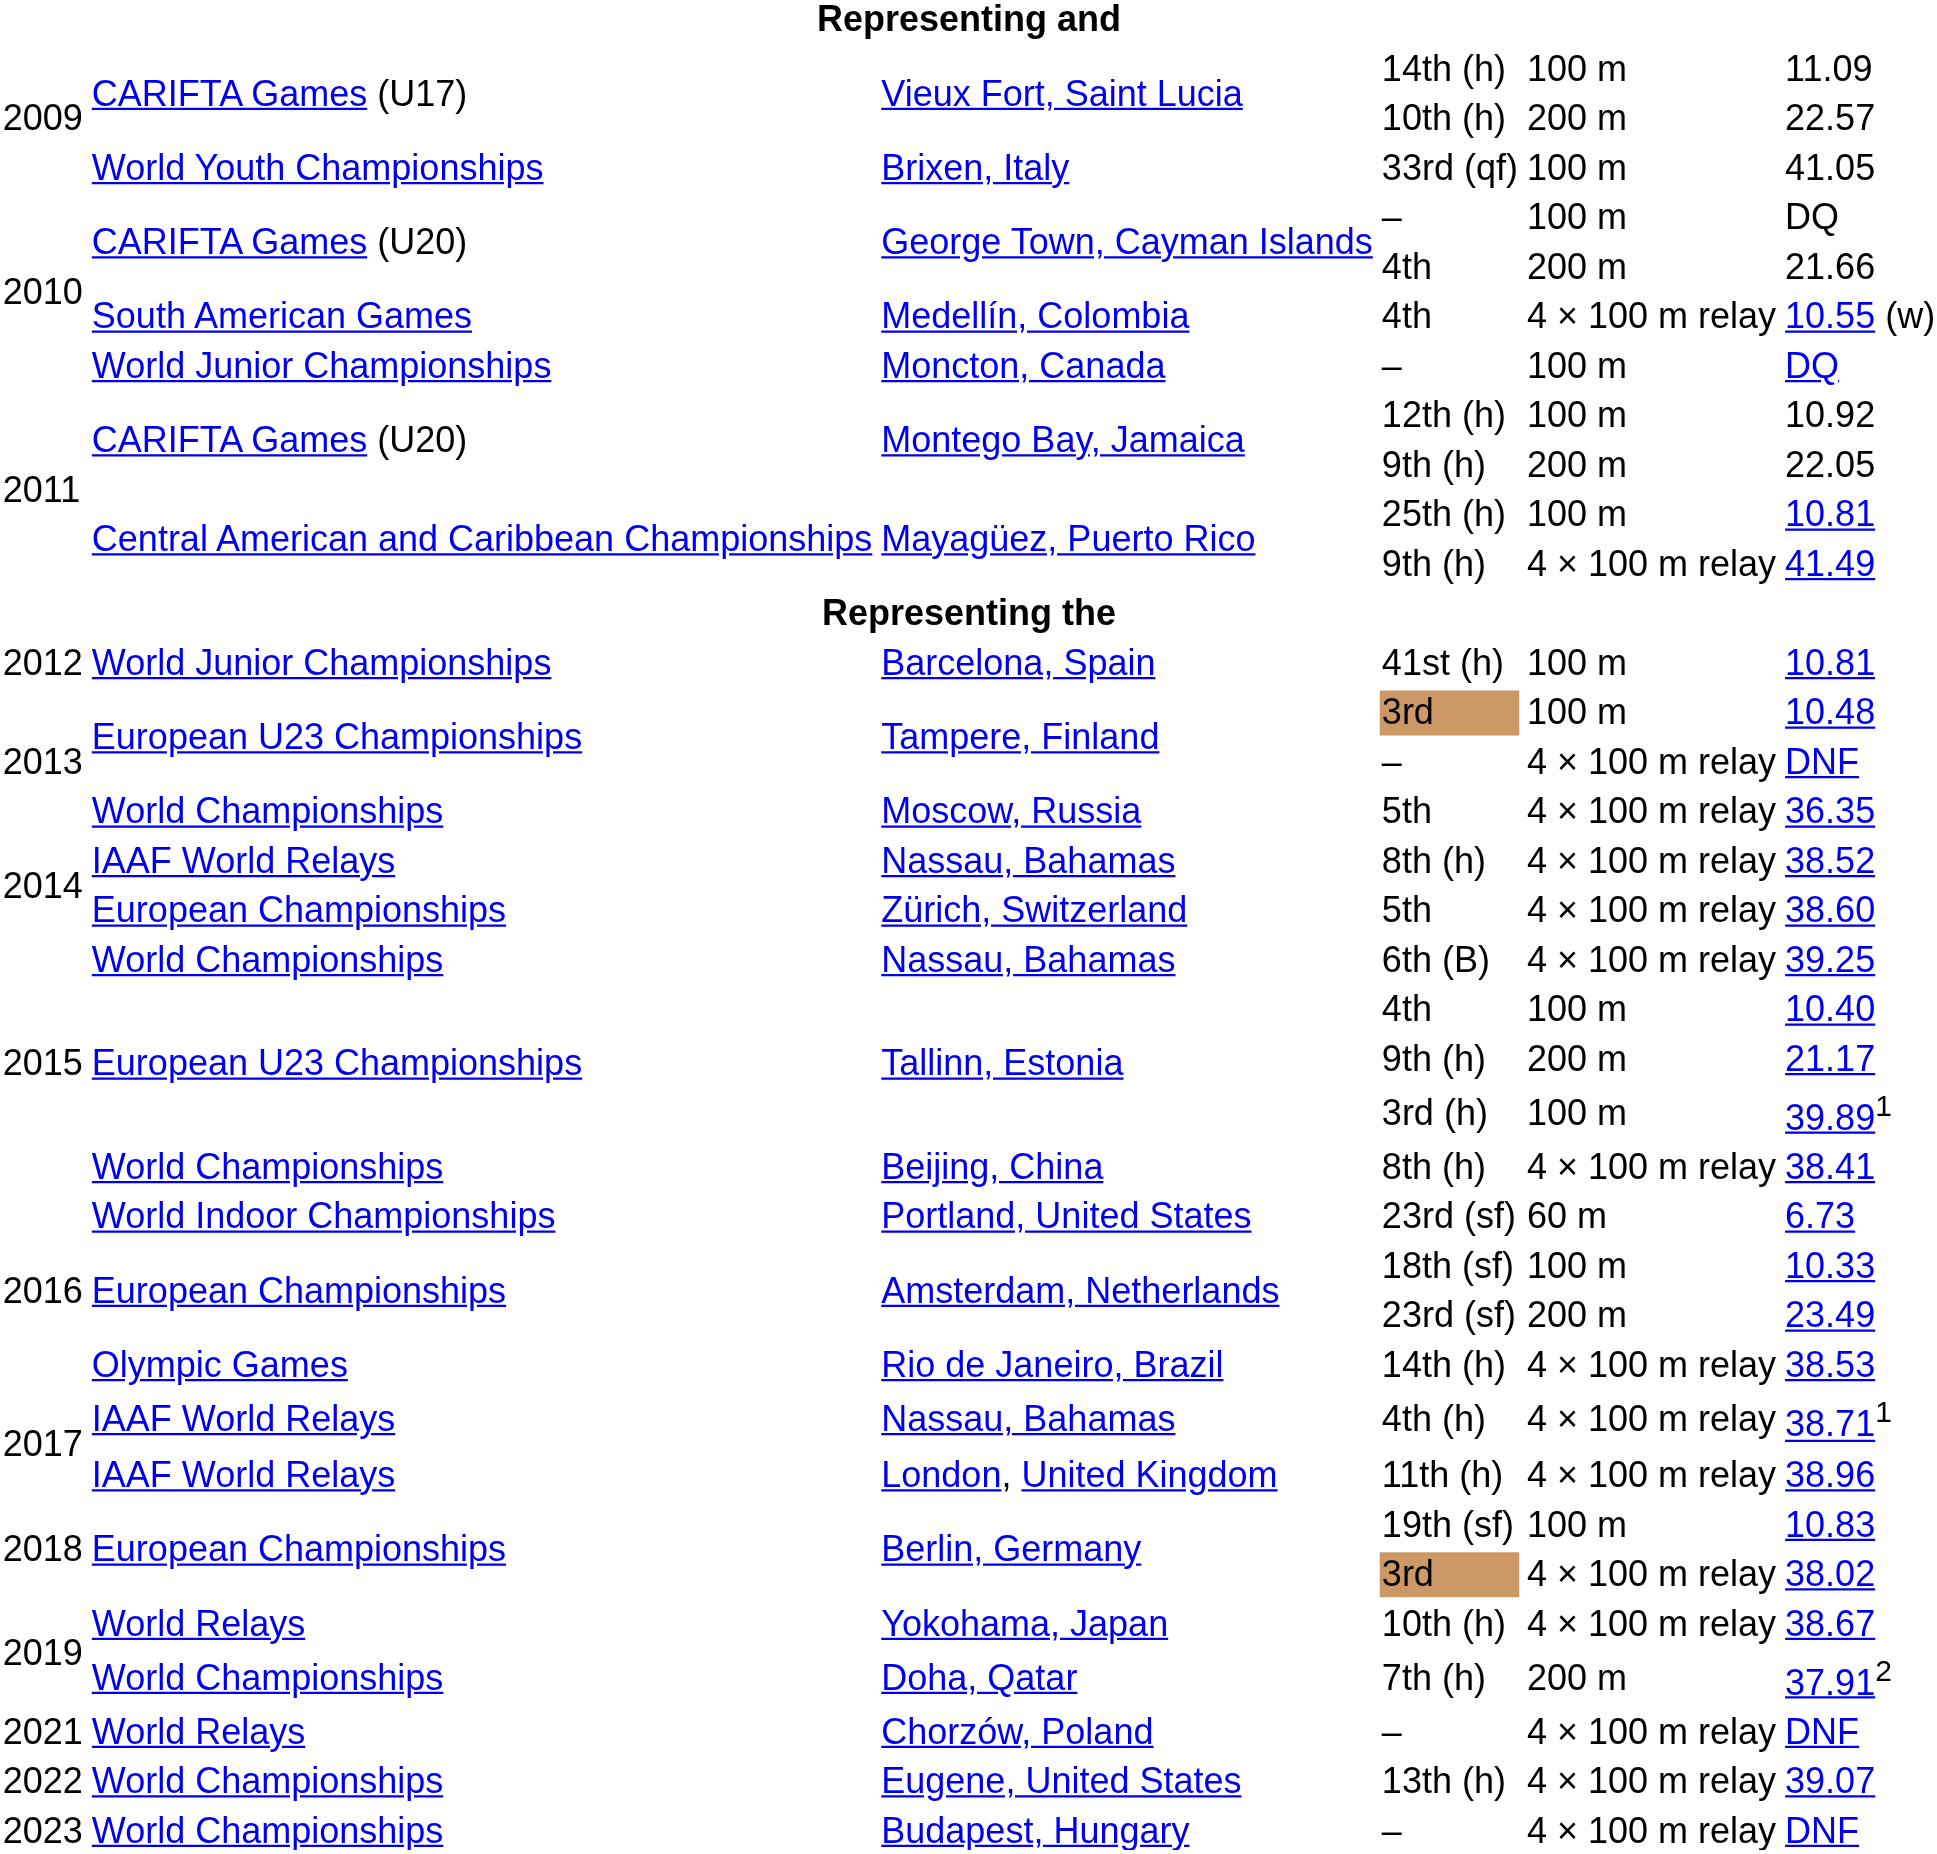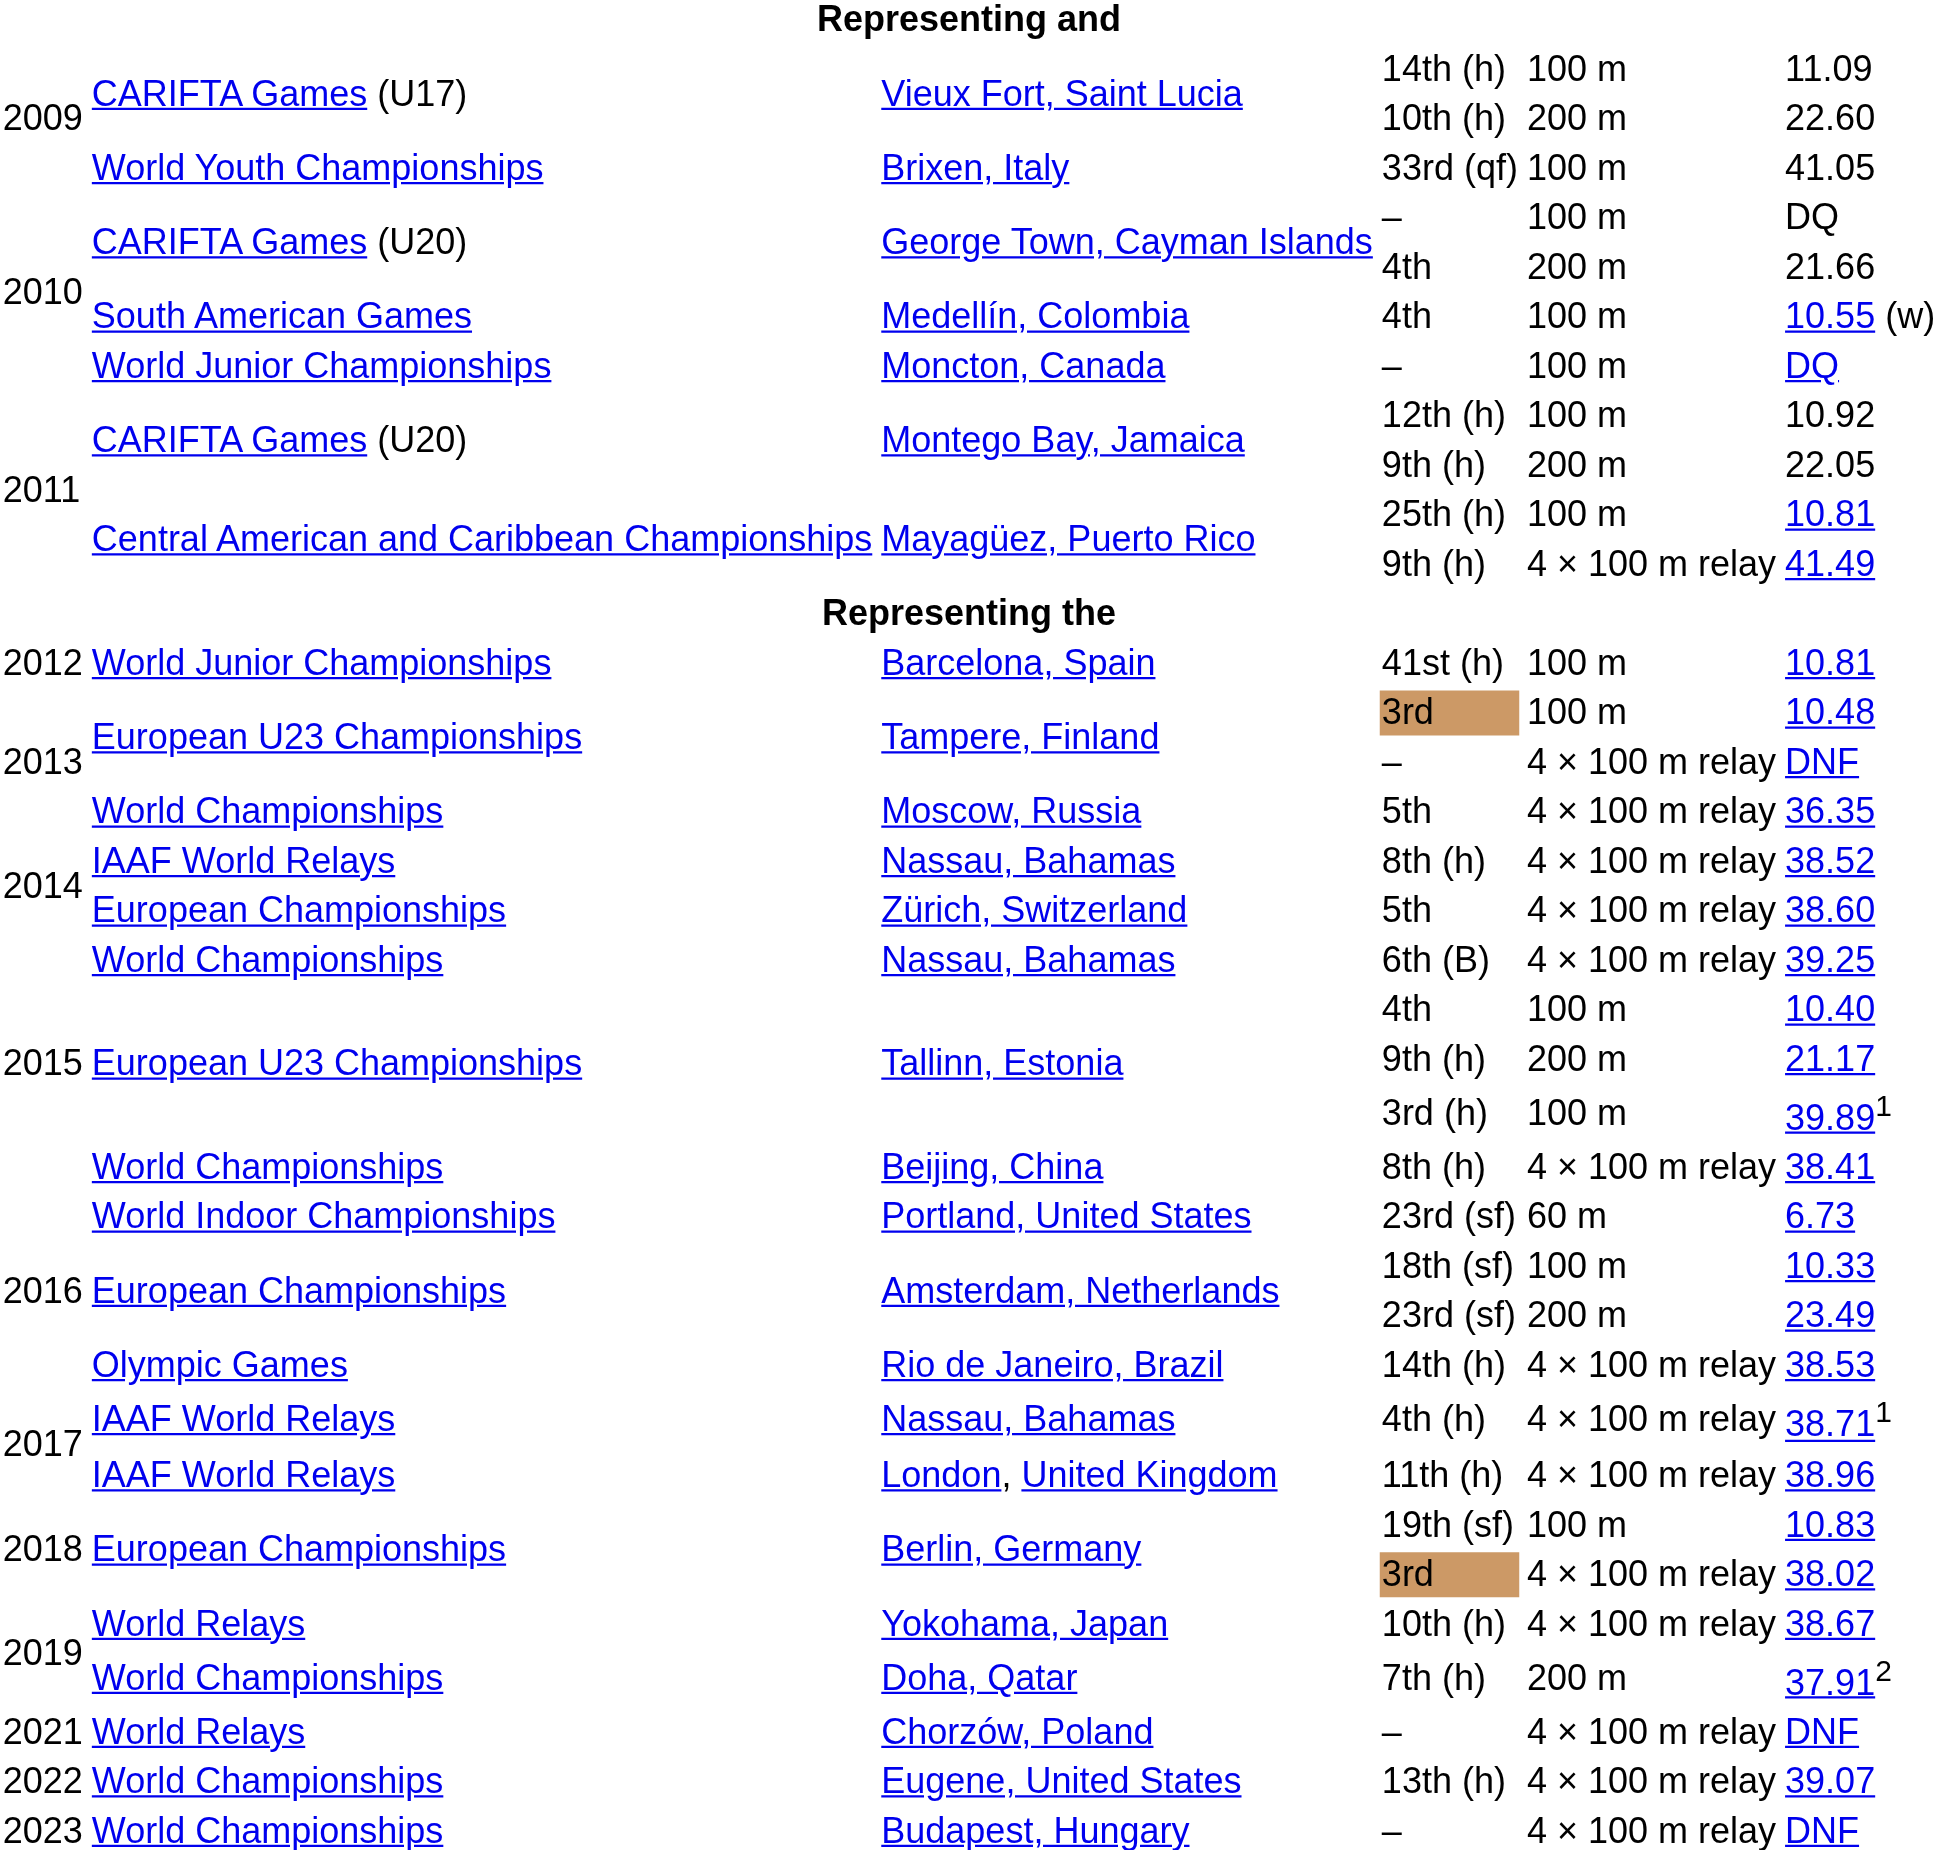(1830, 118) 22.57 -> (1830, 118) 22.60
(1651, 316) 4 × 100 m relay -> (1577, 316) 100 m
